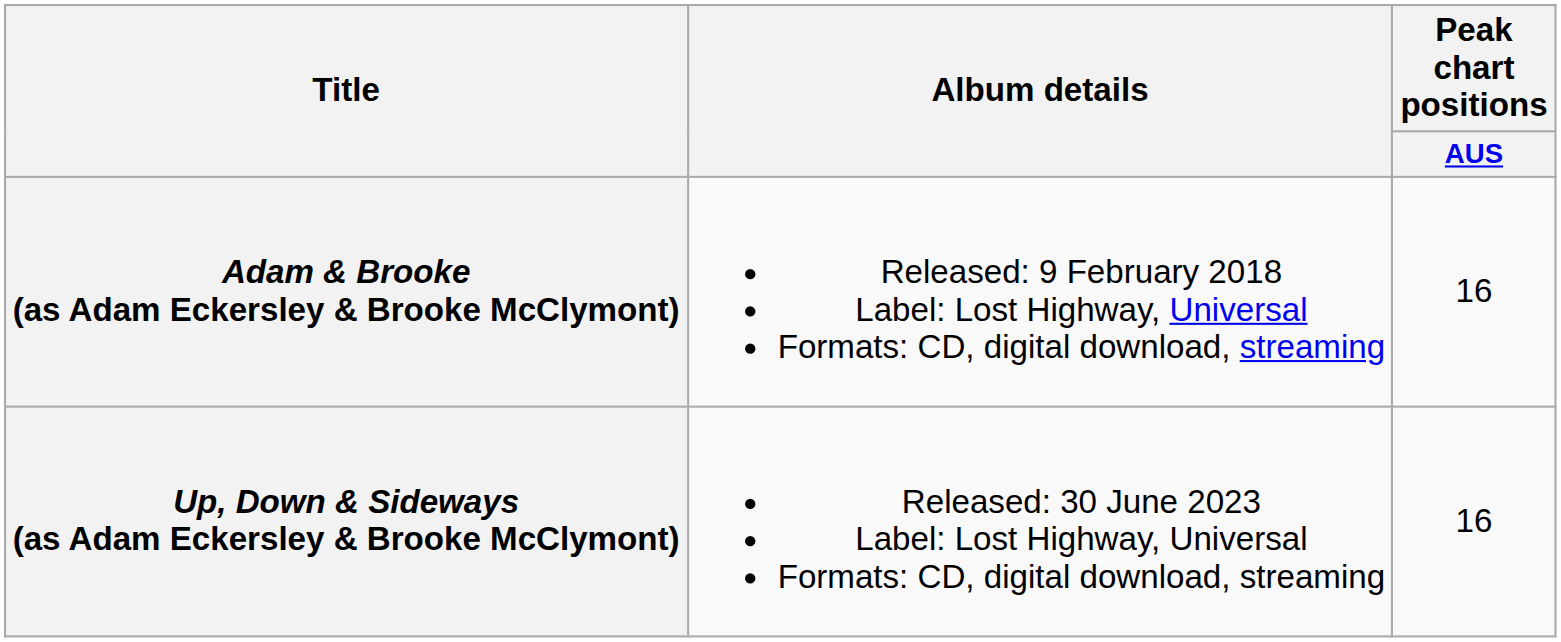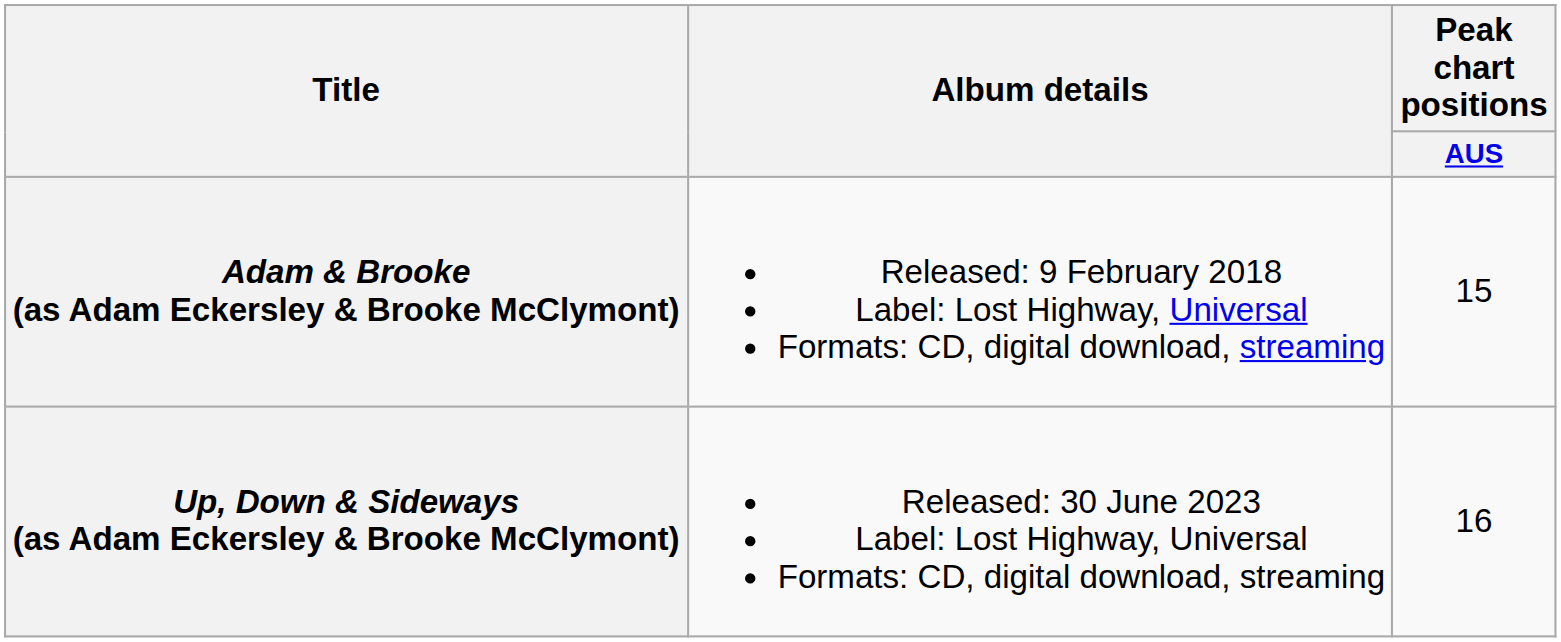(1474, 290) 16 -> (1474, 290) 15
